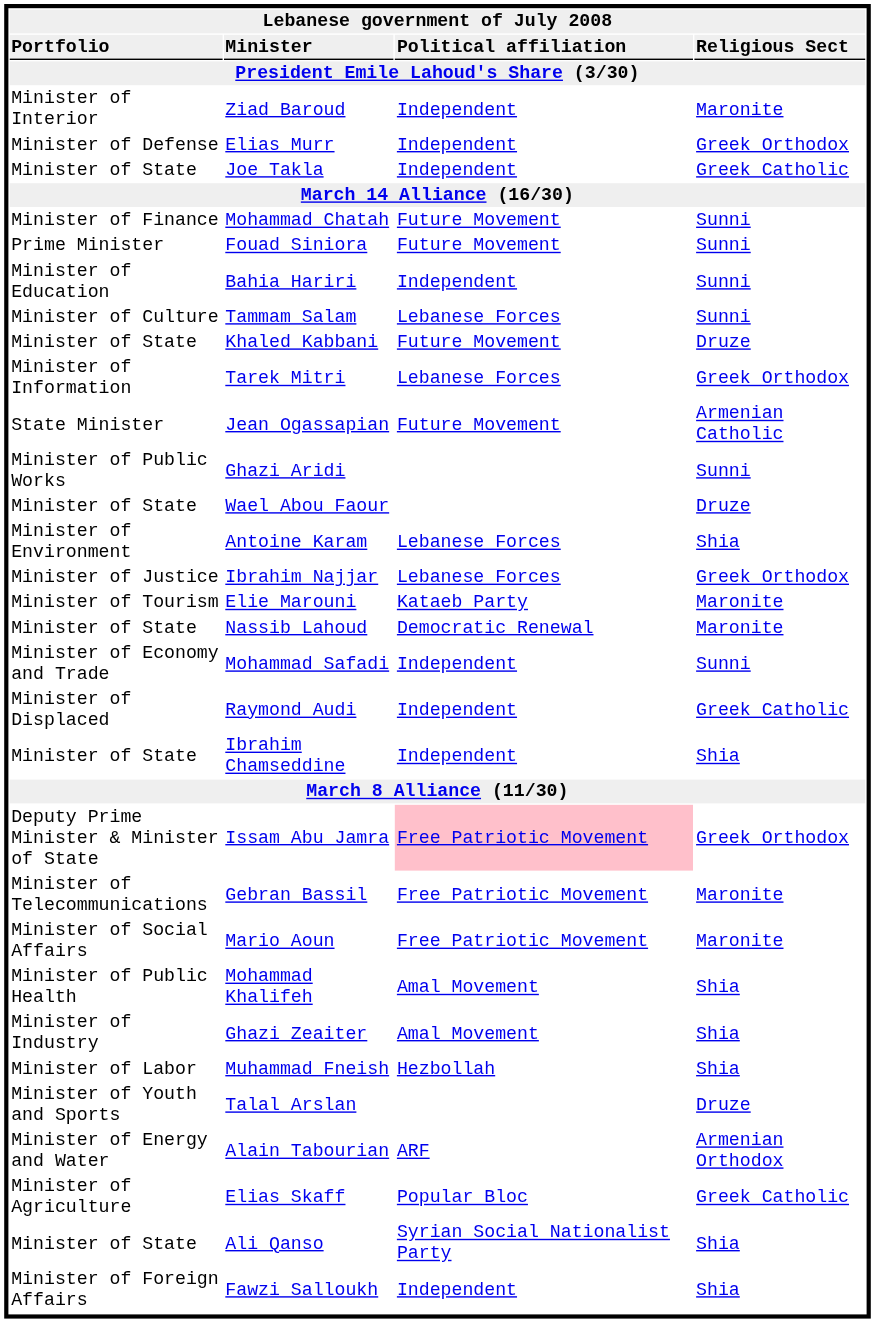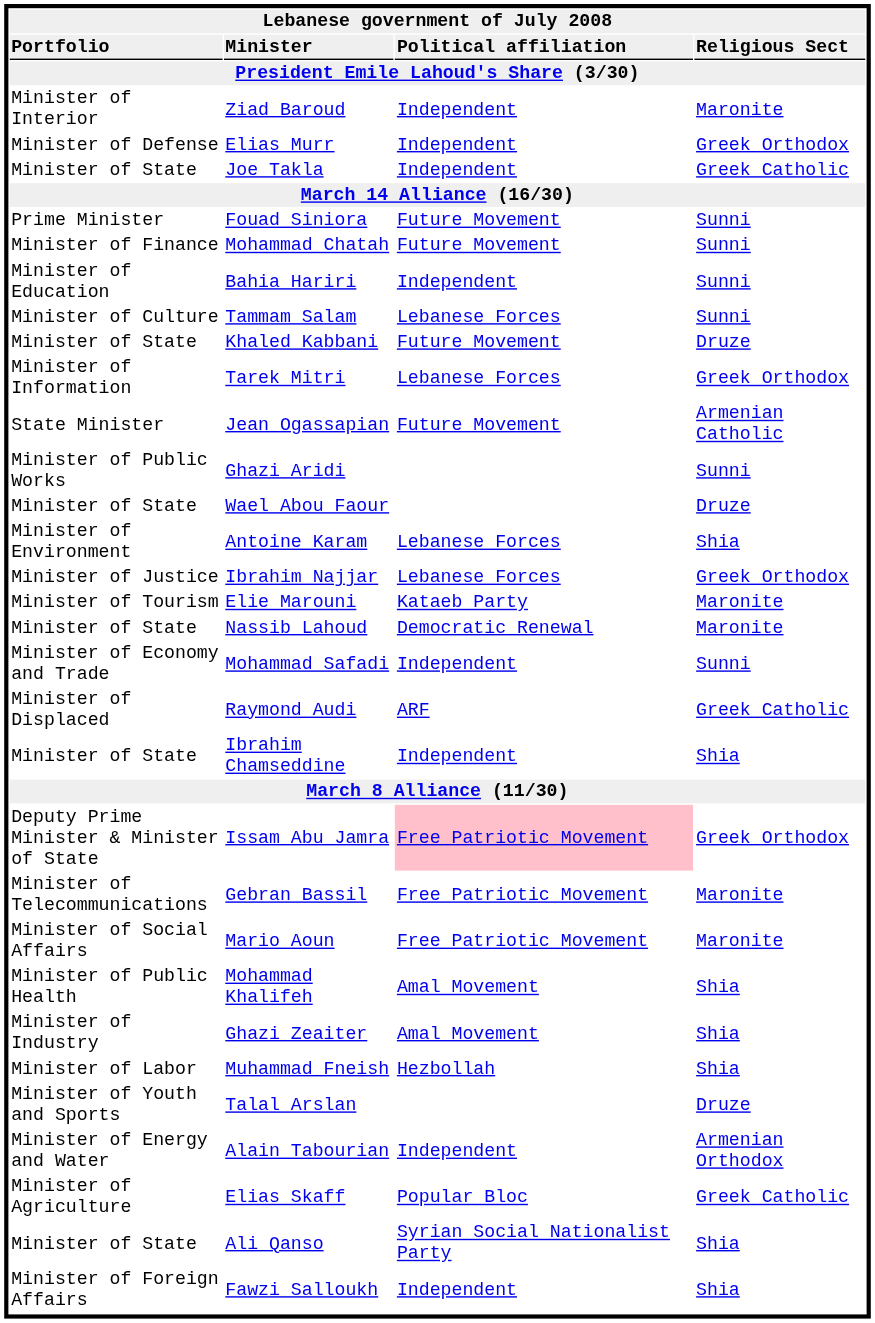rows swapped: (296, 245) <-> (307, 220)
(457, 710) Independent -> (413, 710) ARF
(413, 1151) ARF -> (457, 1151) Independent
